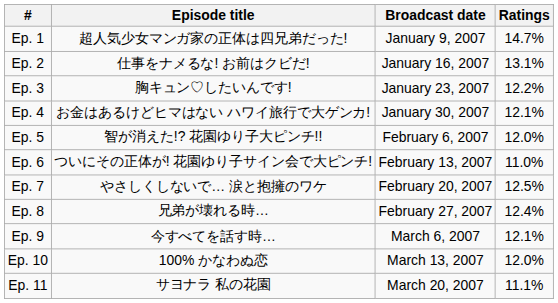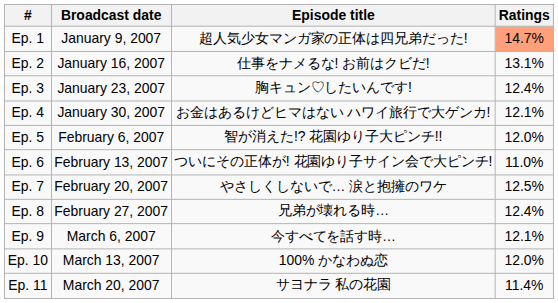columns swapped: (213, 15) <-> (435, 15)
(524, 38) no background -> (524, 38) lightsalmon background
(524, 88) 12.2% -> (524, 88) 12.4%
(524, 285) 11.1% -> (524, 285) 11.4%
